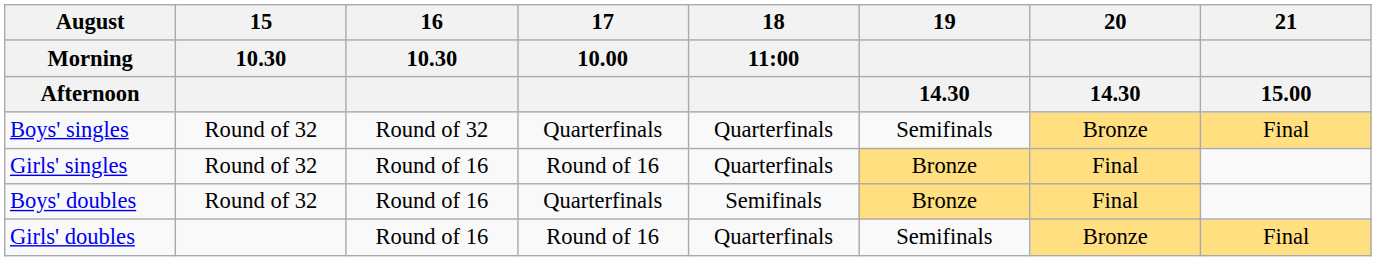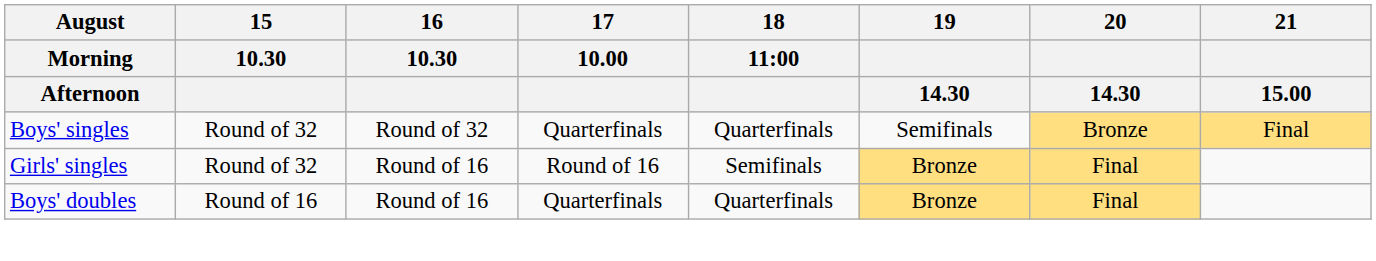(774, 165) Quarterfinals -> (774, 165) Semifinals
(261, 201) Round of 32 -> (261, 201) Round of 16
(774, 201) Semifinals -> (774, 201) Quarterfinals
- row: (72, 237)
